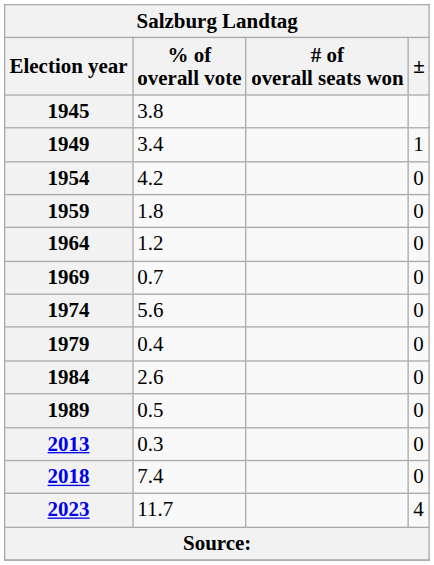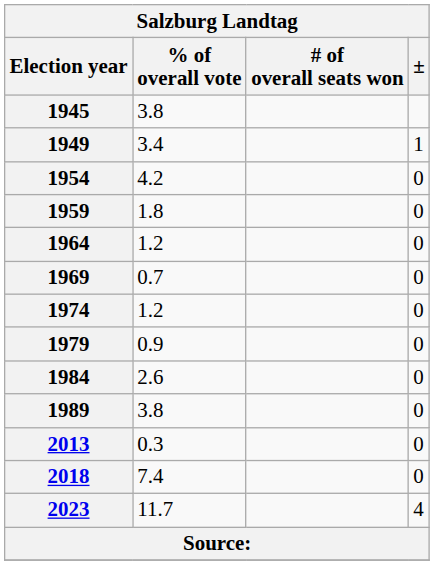(150, 310) 5.6 -> (150, 310) 1.2
(150, 343) 0.4 -> (150, 343) 0.9
(150, 410) 0.5 -> (150, 410) 3.8
